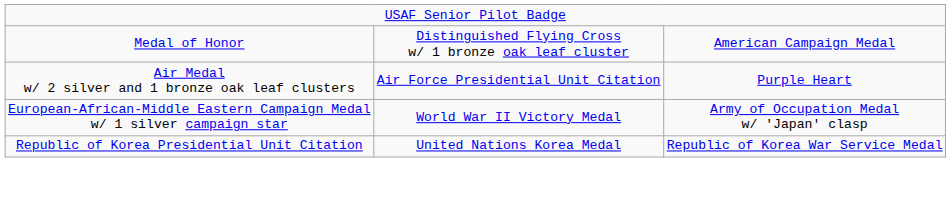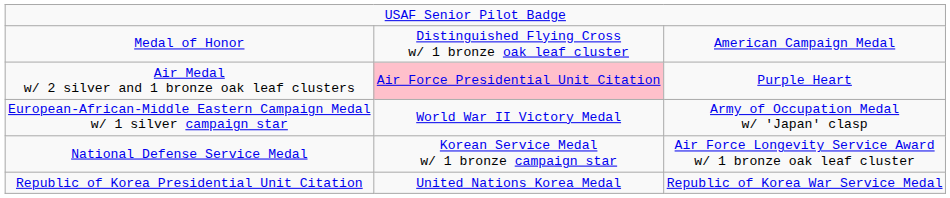(519, 81) no background -> (519, 81) pink background
+ row: (189, 154)
